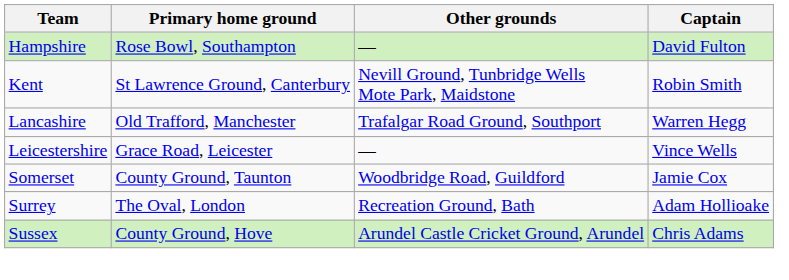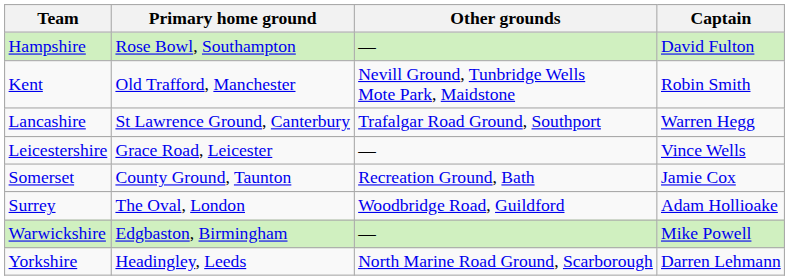(233, 84) St Lawrence Ground, Canterbury -> (205, 84) Old Trafford, Manchester
(205, 121) Old Trafford, Manchester -> (233, 121) St Lawrence Ground, Canterbury
(461, 177) Woodbridge Road, Guildford -> (446, 177) Recreation Ground, Bath
(446, 205) Recreation Ground, Bath -> (461, 205) Woodbridge Road, Guildford
- row: (33, 233)
+ row: (57, 233)
+ row: (43, 261)
